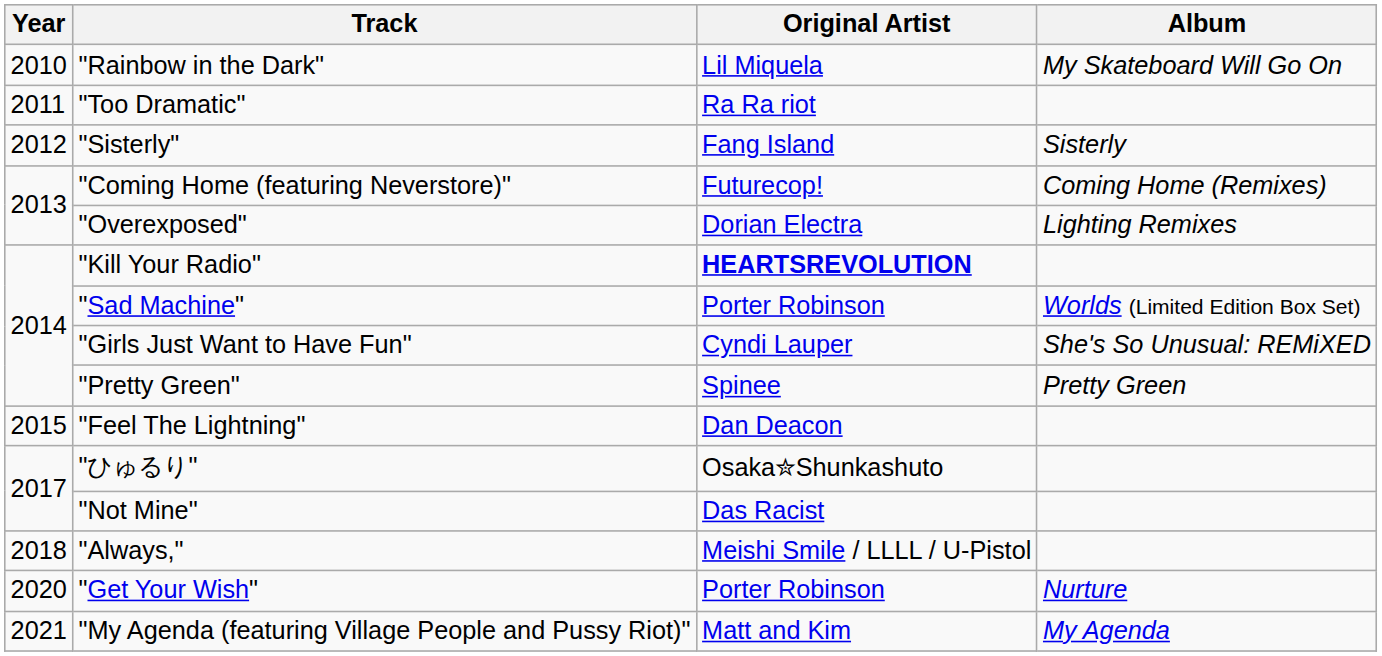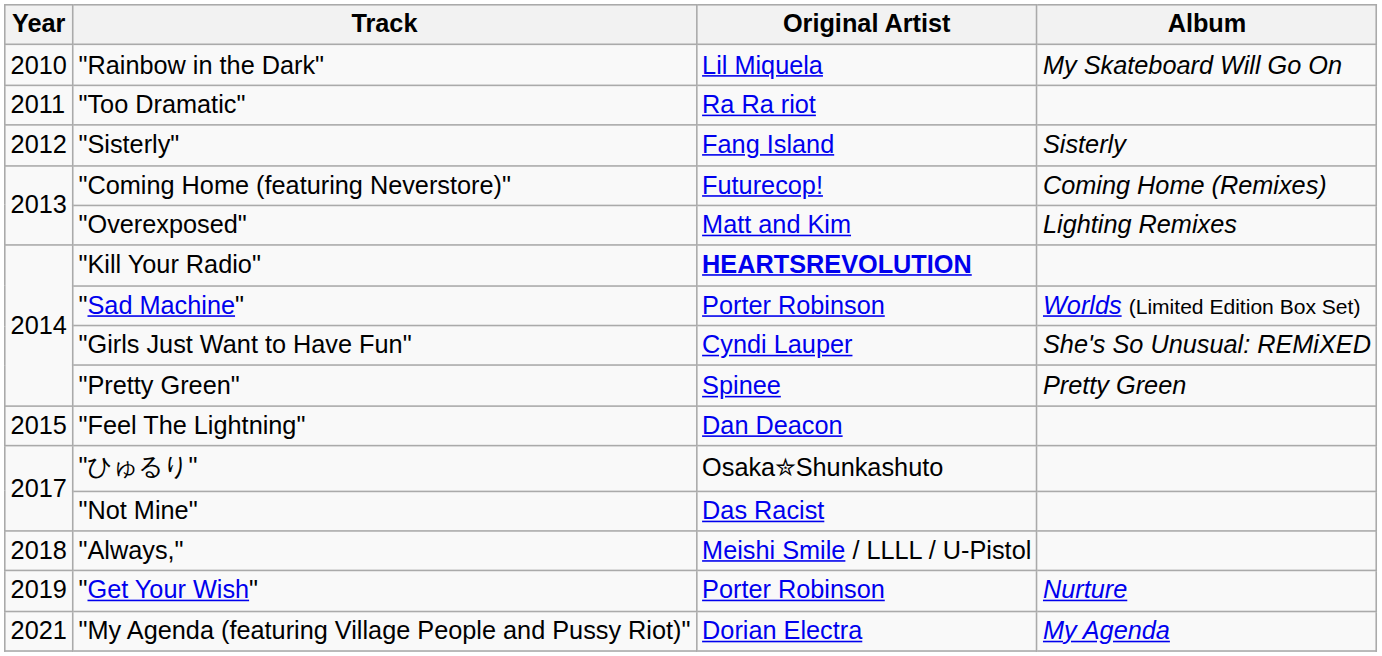(782, 225) Dorian Electra -> (777, 225) Matt and Kim
(39, 590) 2020 -> (39, 590) 2019
(777, 630) Matt and Kim -> (782, 630) Dorian Electra
